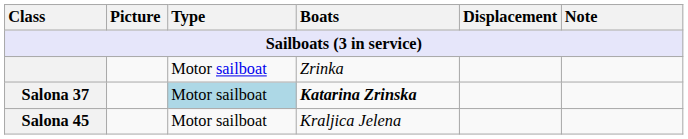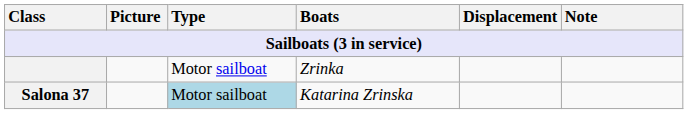(358, 95) bold -> (357, 95) normal
- row: (55, 120)
